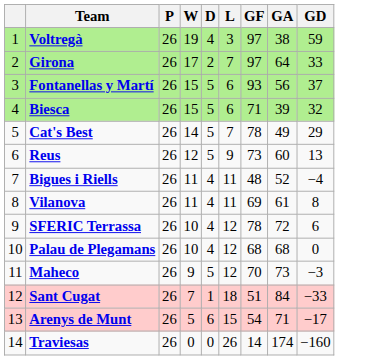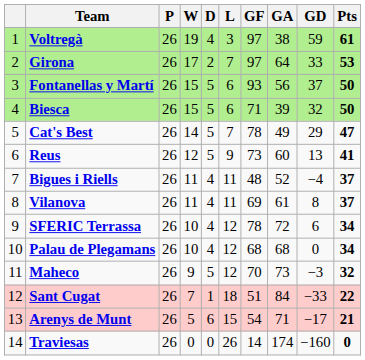+ column: (347, 16)
